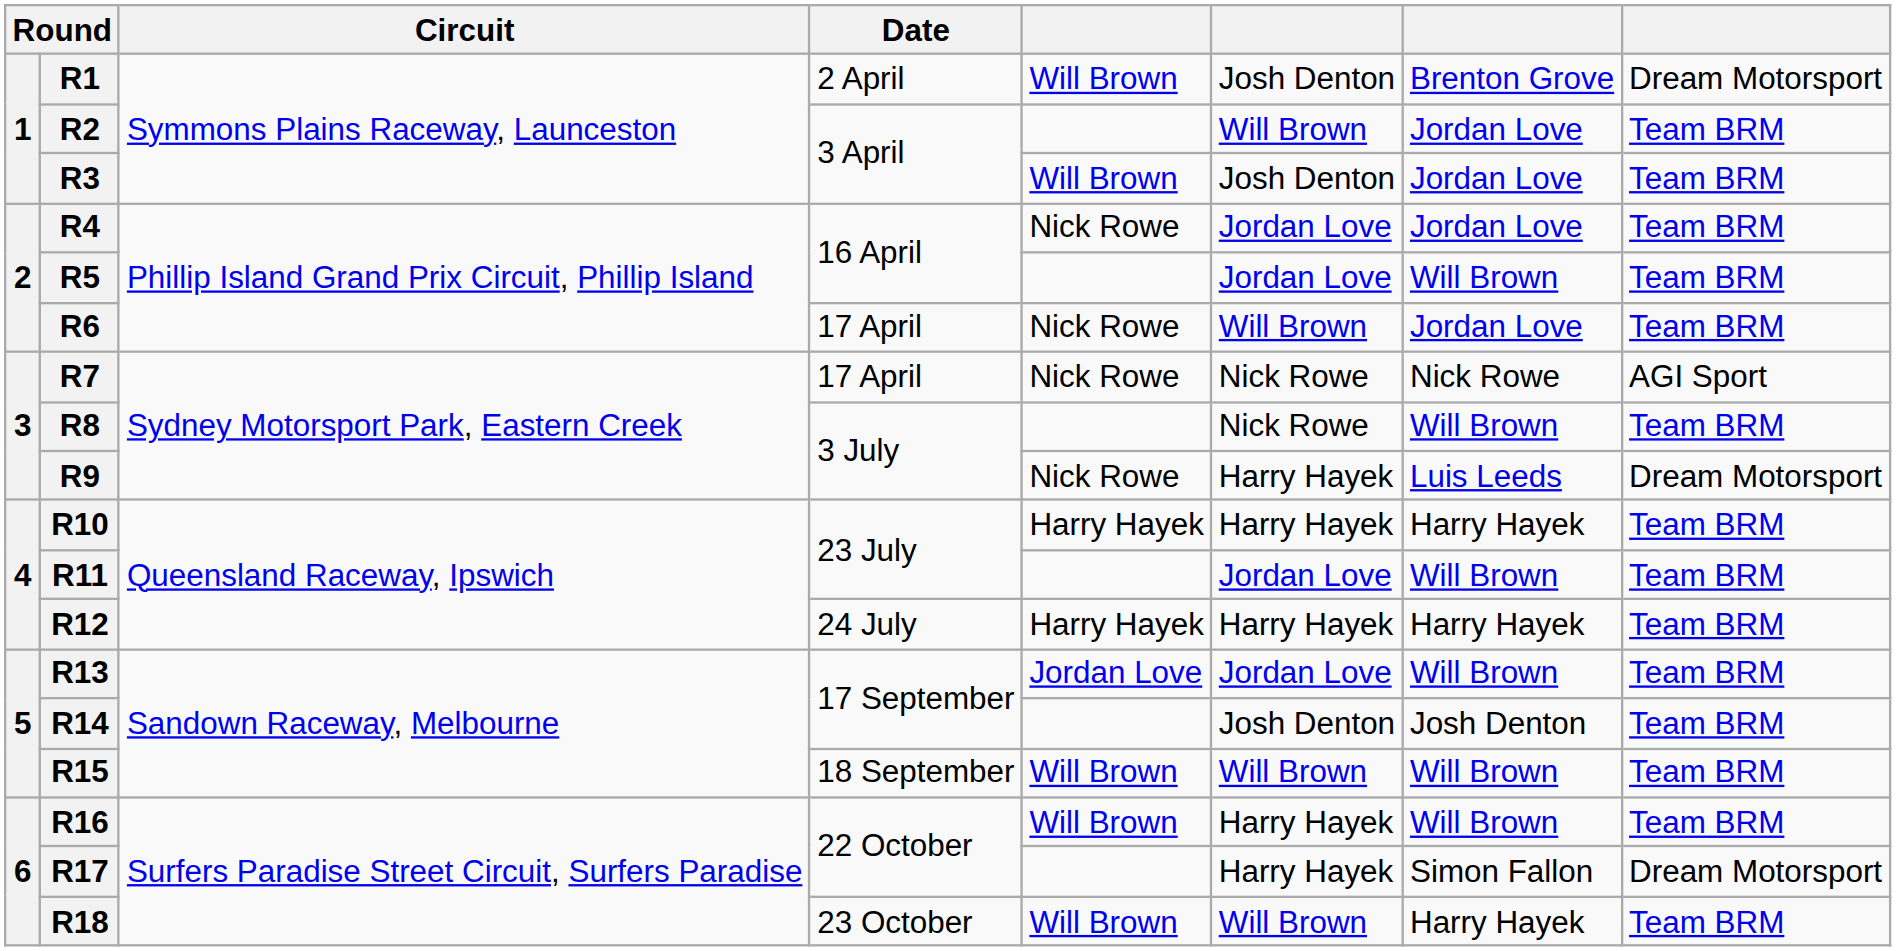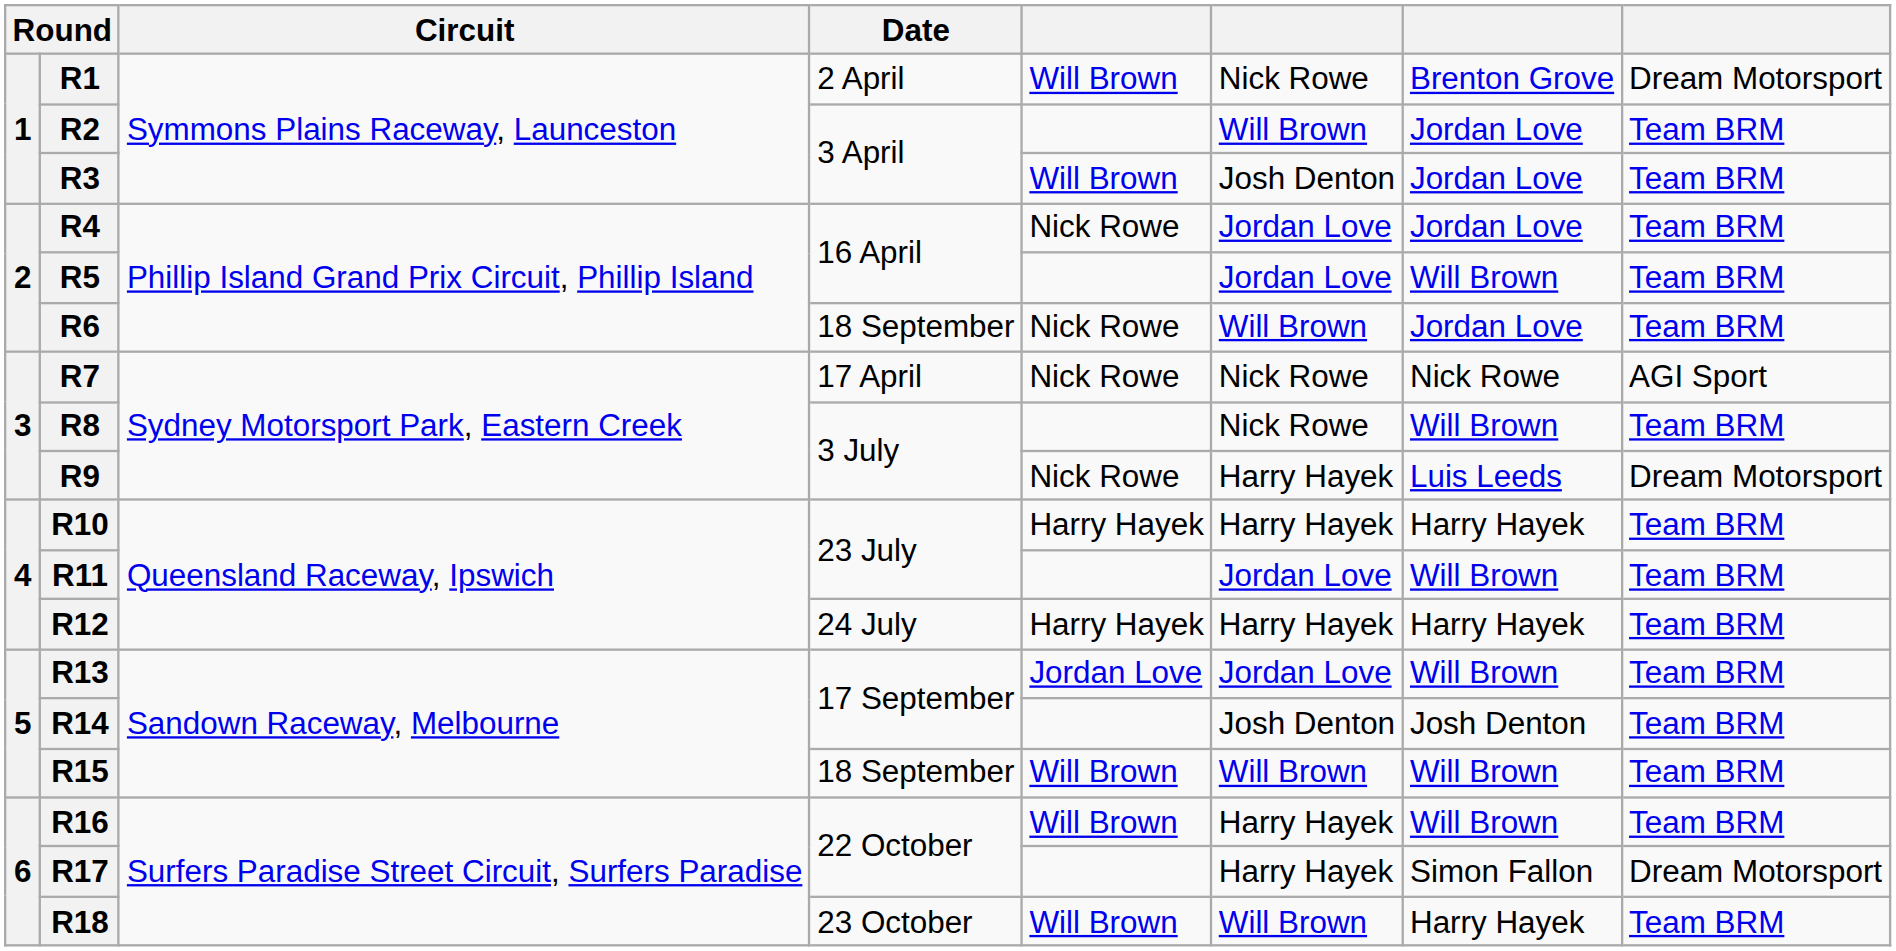(1307, 79) Josh Denton -> (1294, 79) Nick Rowe
(870, 327) 17 April -> (916, 327) 18 September
